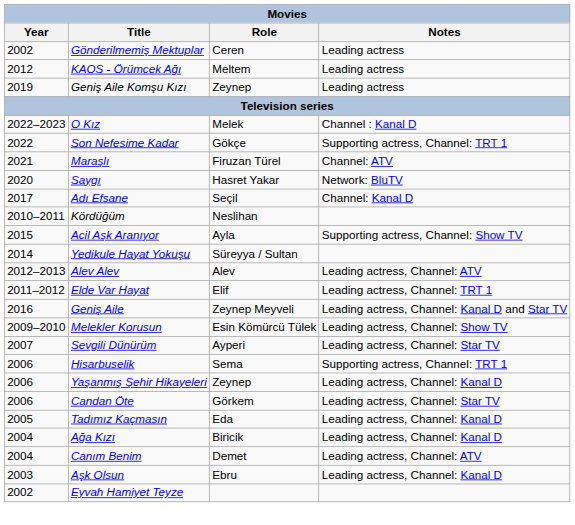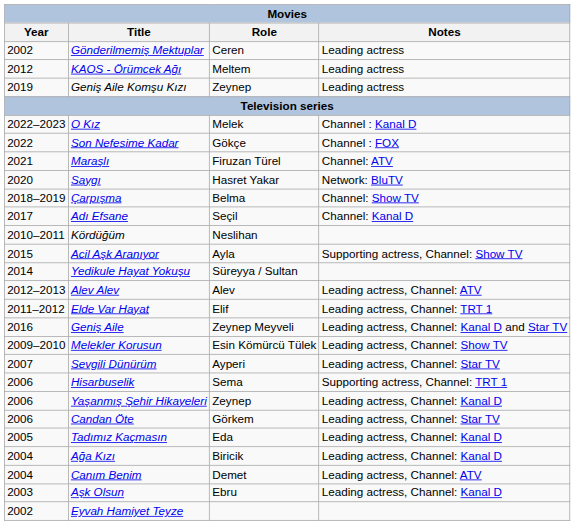(414, 143) Supporting actress, Channel: TRT 1 -> (360, 143) Channel : FOX
+ row: (96, 198)
